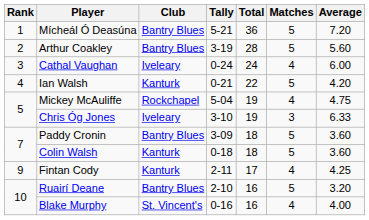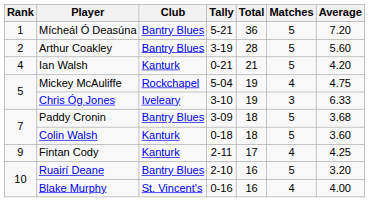- row: (78, 65)
(252, 83) 22 -> (252, 65) 21
(340, 135) 3.60 -> (340, 118) 3.68
